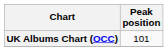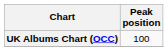(141, 38) 101 -> (141, 38) 100
